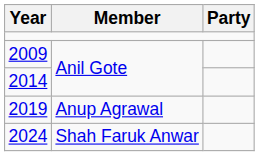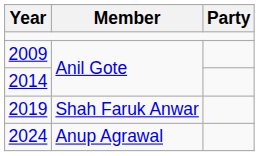(109, 109) Anup Agrawal -> (127, 109) Shah Faruk Anwar
(127, 137) Shah Faruk Anwar -> (109, 137) Anup Agrawal
